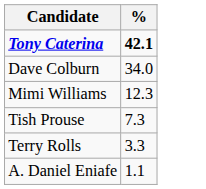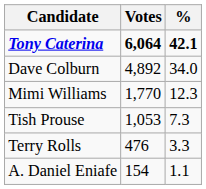+ column: (143, 17)
